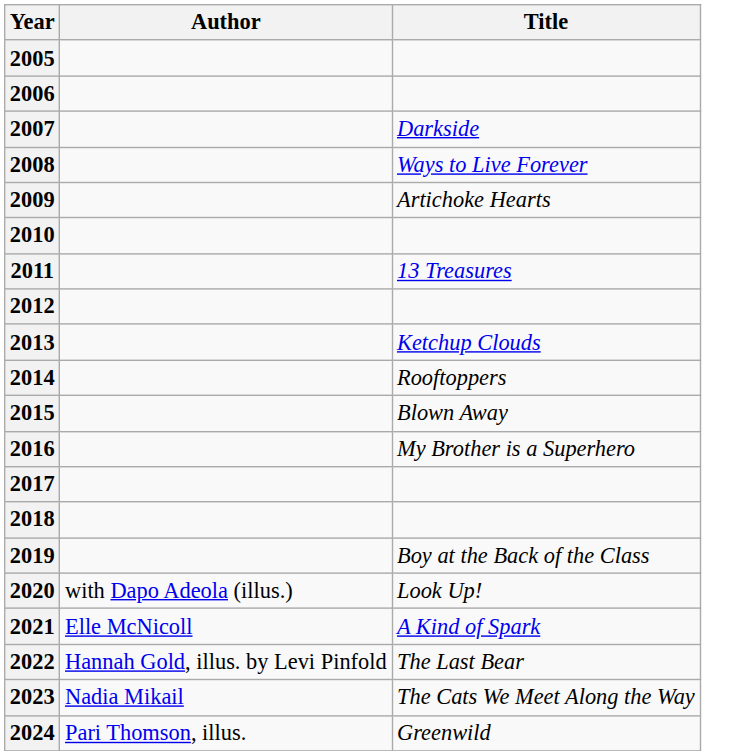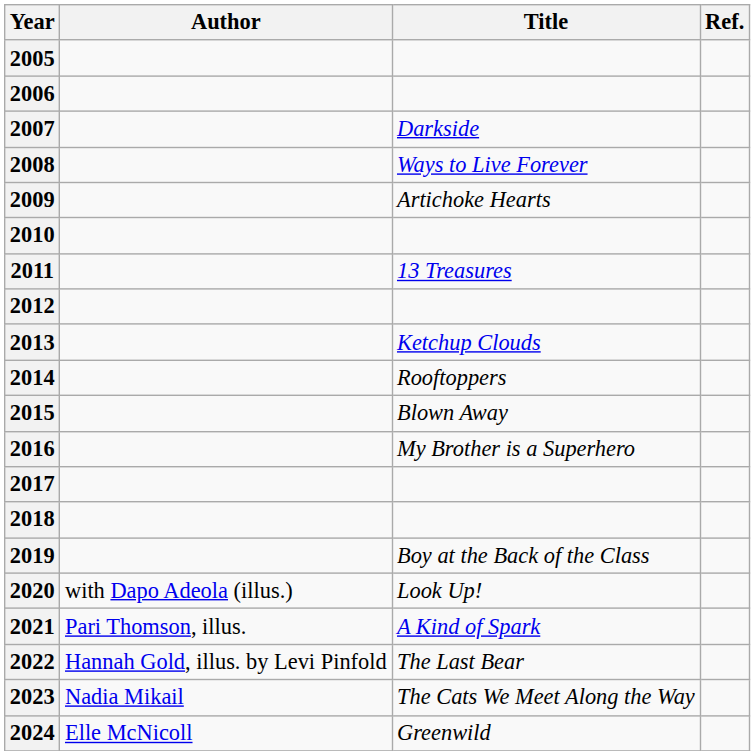+ column: (725, 22)
(129, 626) Elle McNicoll -> (156, 626) Pari Thomson, illus.
(156, 732) Pari Thomson, illus. -> (129, 732) Elle McNicoll
